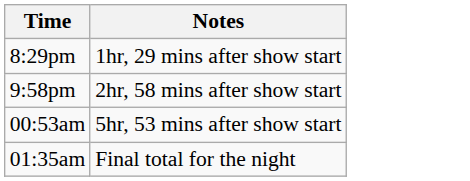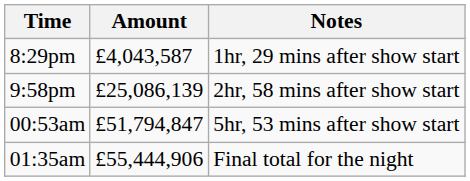+ column: (149, 21)
